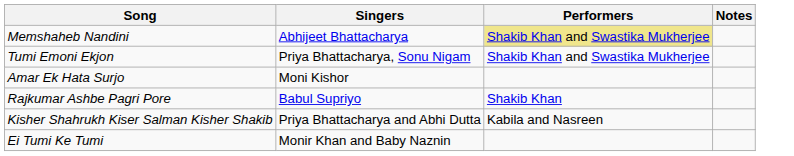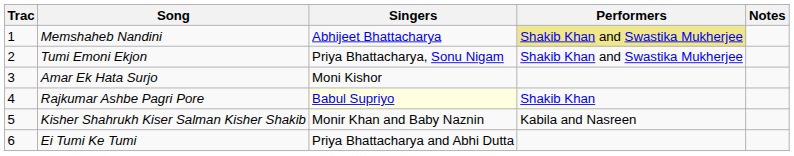+ column: (21, 15)
(320, 99) no background -> (353, 99) lightyellow background
(380, 120) Priya Bhattacharya and Abhi Dutta -> (398, 120) Monir Khan and Baby Naznin
(365, 141) Monir Khan and Baby Naznin -> (413, 141) Priya Bhattacharya and Abhi Dutta
